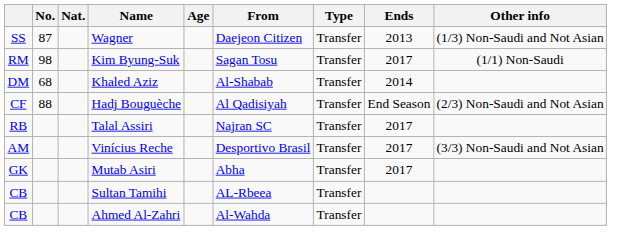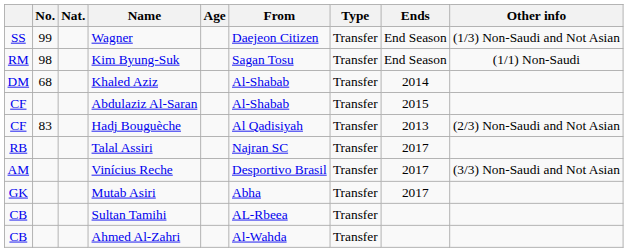(45, 37) 87 -> (45, 37) 99
(399, 37) 2013 -> (415, 37) End Season
(399, 59) 2017 -> (415, 59) End Season
+ row: (144, 103)
(45, 103) 88 -> (45, 125) 83
(399, 103) End Season -> (415, 125) 2013
